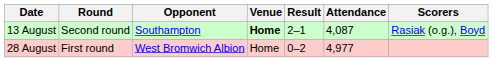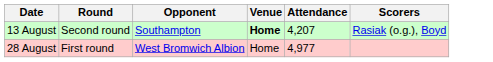- column: (304, 13)
(340, 30) 4,087 -> (301, 30) 4,207
